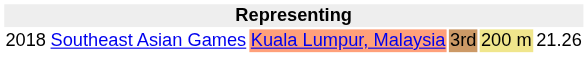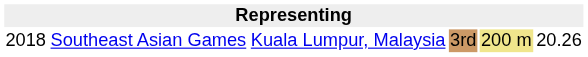(348, 40) lightsalmon background -> (348, 40) no background
(559, 40) 21.26 -> (559, 40) 20.26
